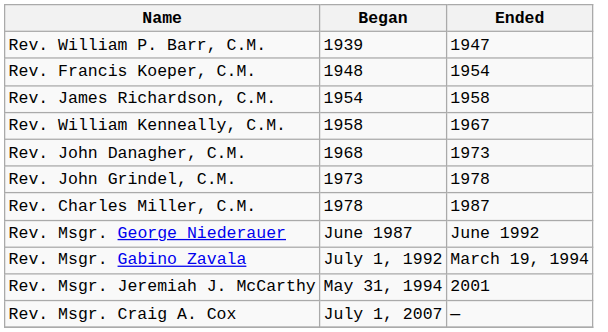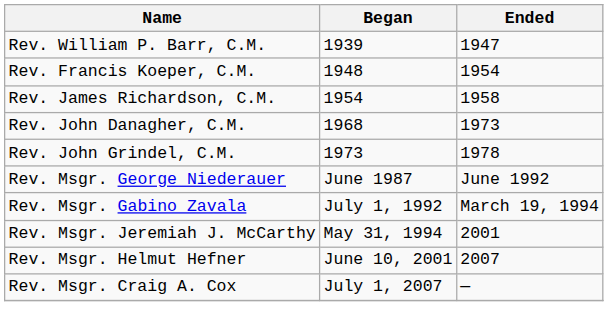- row: (147, 126)
- row: (132, 206)
+ row: (127, 260)
